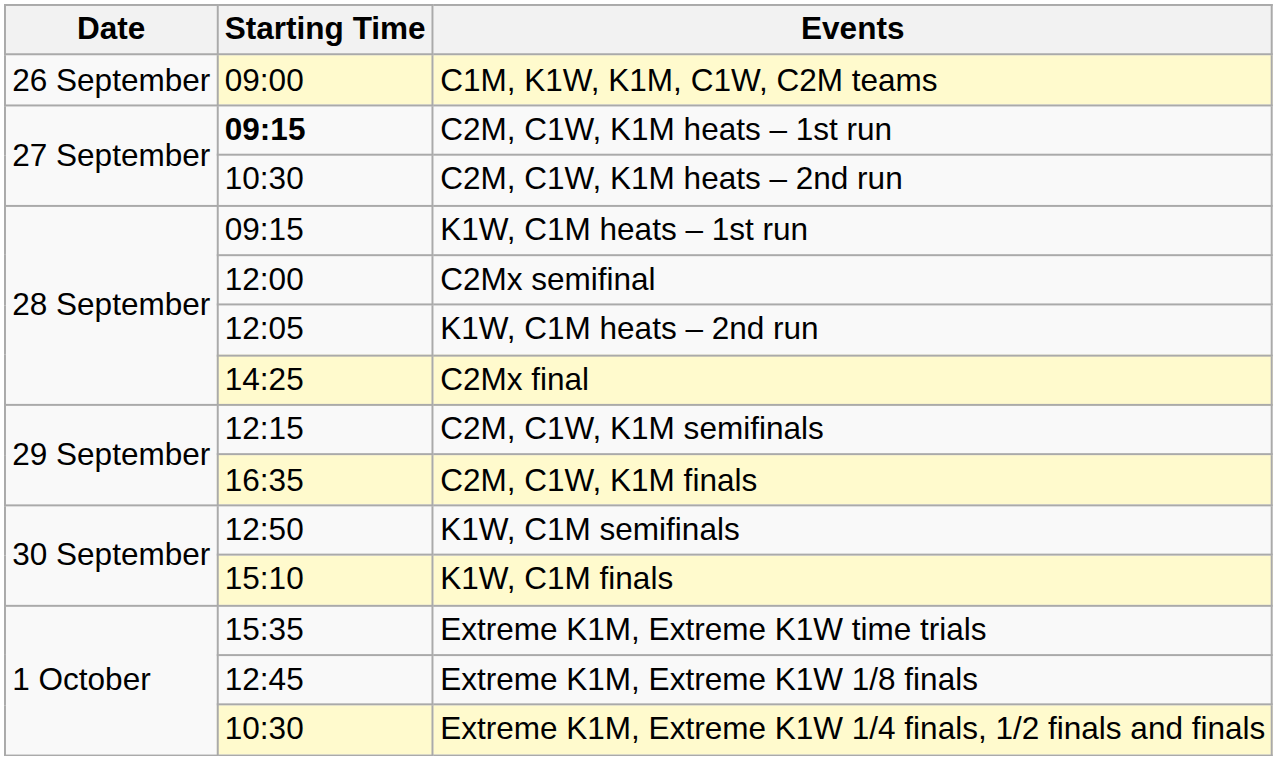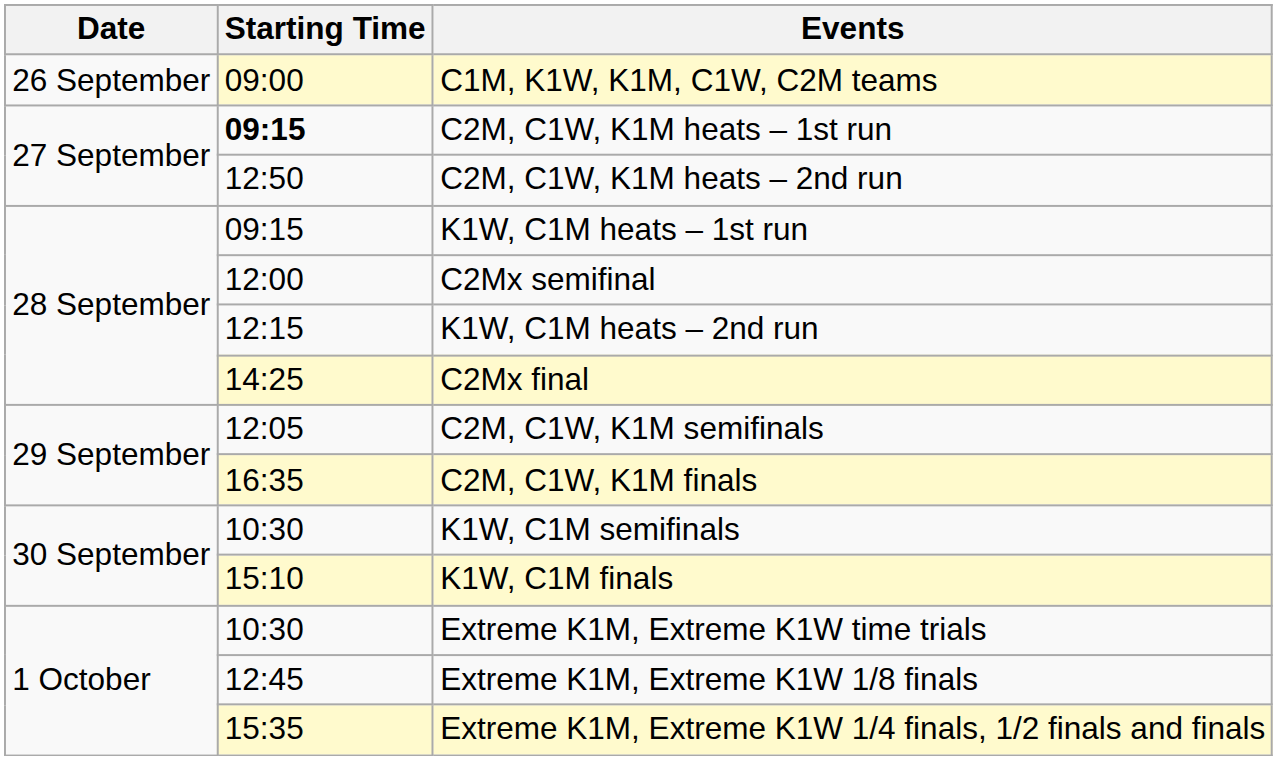(264, 179) 10:30 -> (264, 179) 12:50
(264, 329) 12:05 -> (264, 329) 12:15
(264, 429) 12:15 -> (264, 429) 12:05
(264, 529) 12:50 -> (264, 529) 10:30
(264, 629) 15:35 -> (264, 629) 10:30
(264, 729) 10:30 -> (264, 729) 15:35
